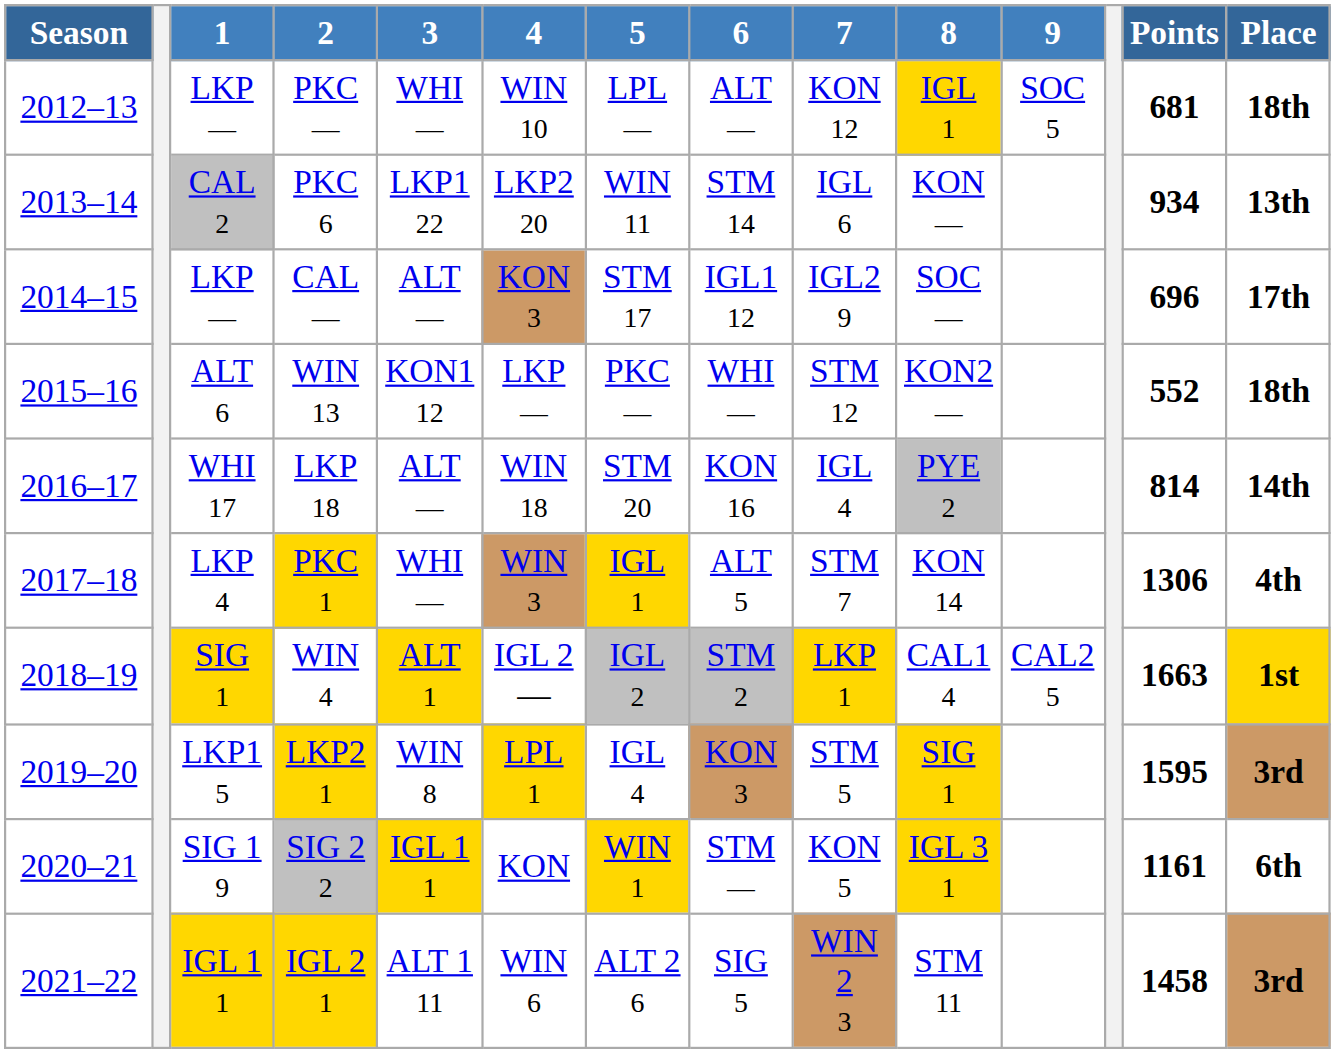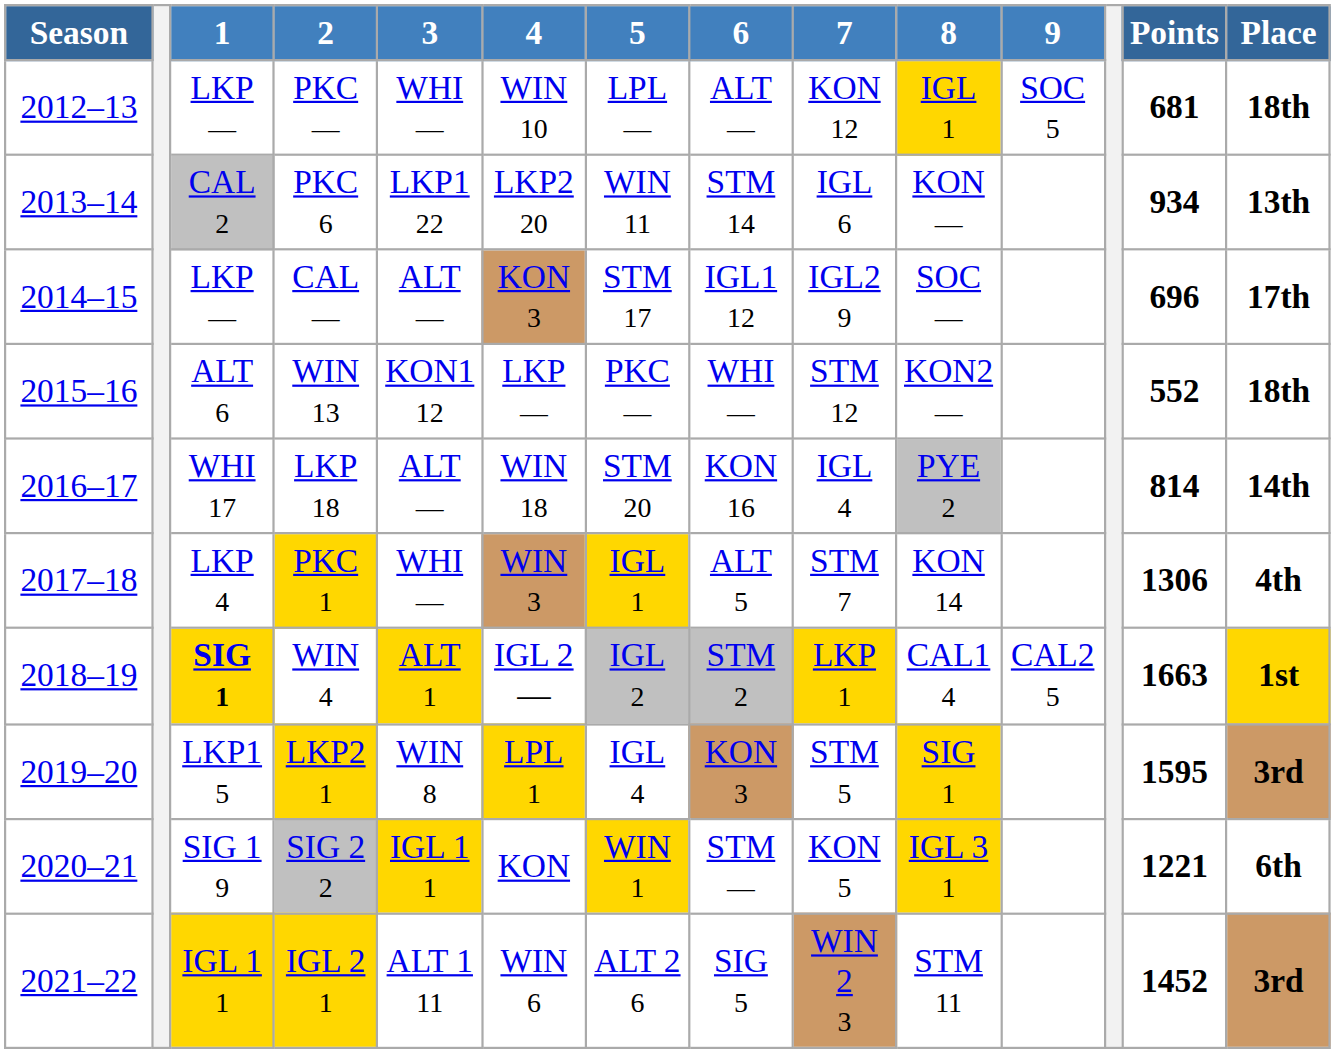(222, 675) normal -> (222, 675) bold
(1174, 865) 1161 -> (1174, 865) 1221
(1174, 979) 1458 -> (1174, 979) 1452
